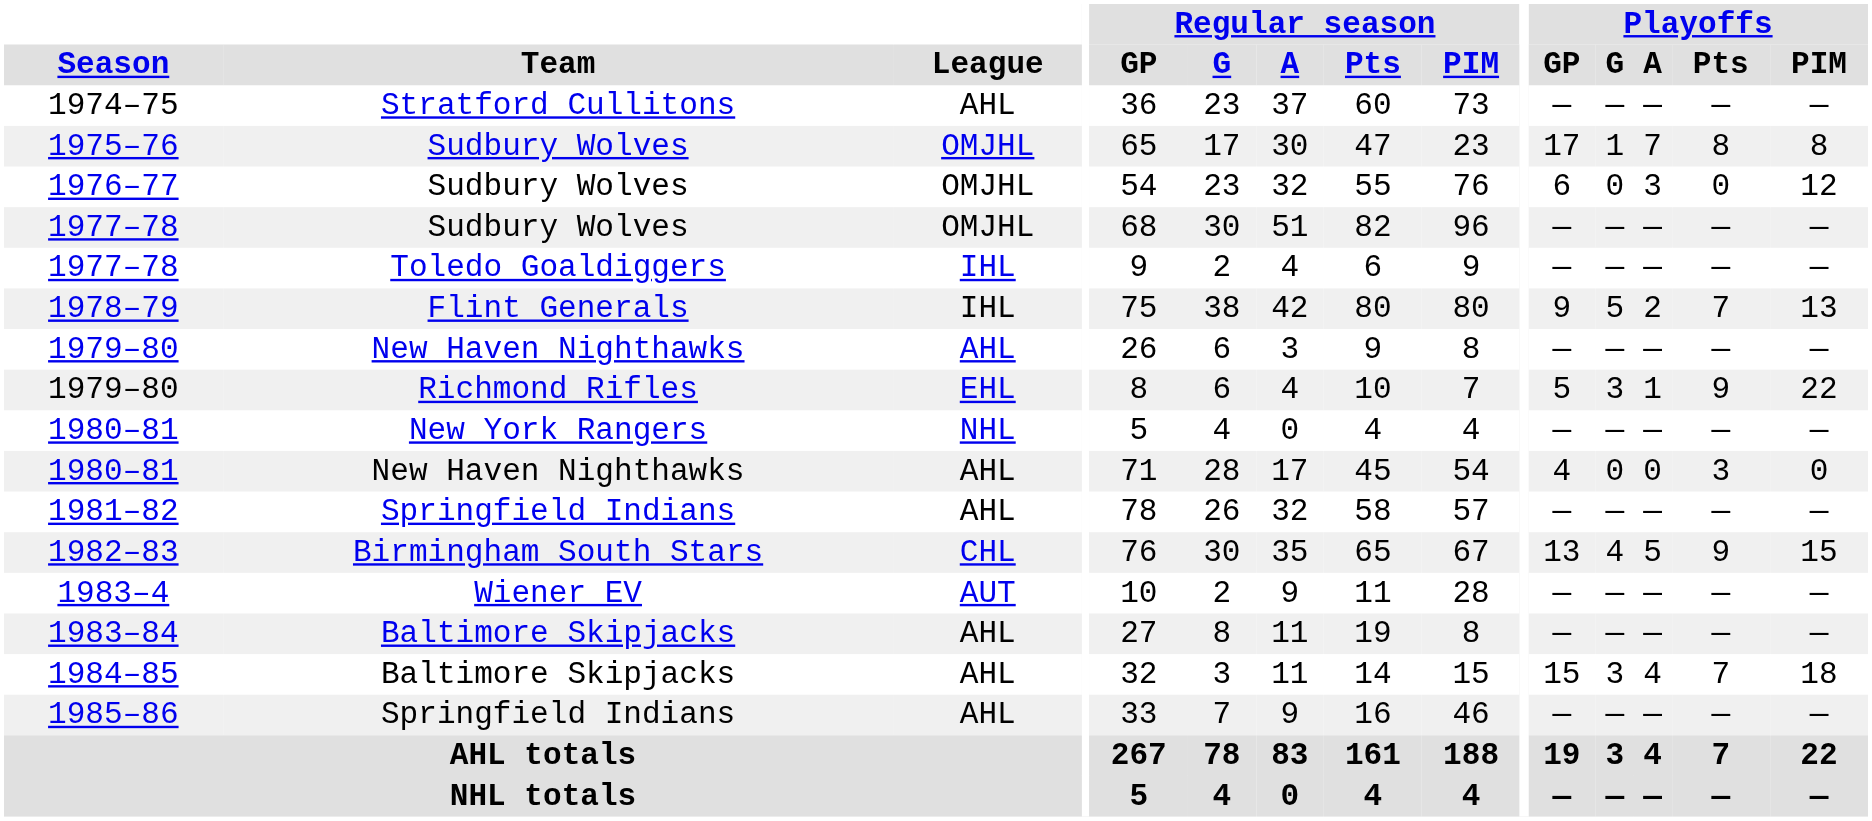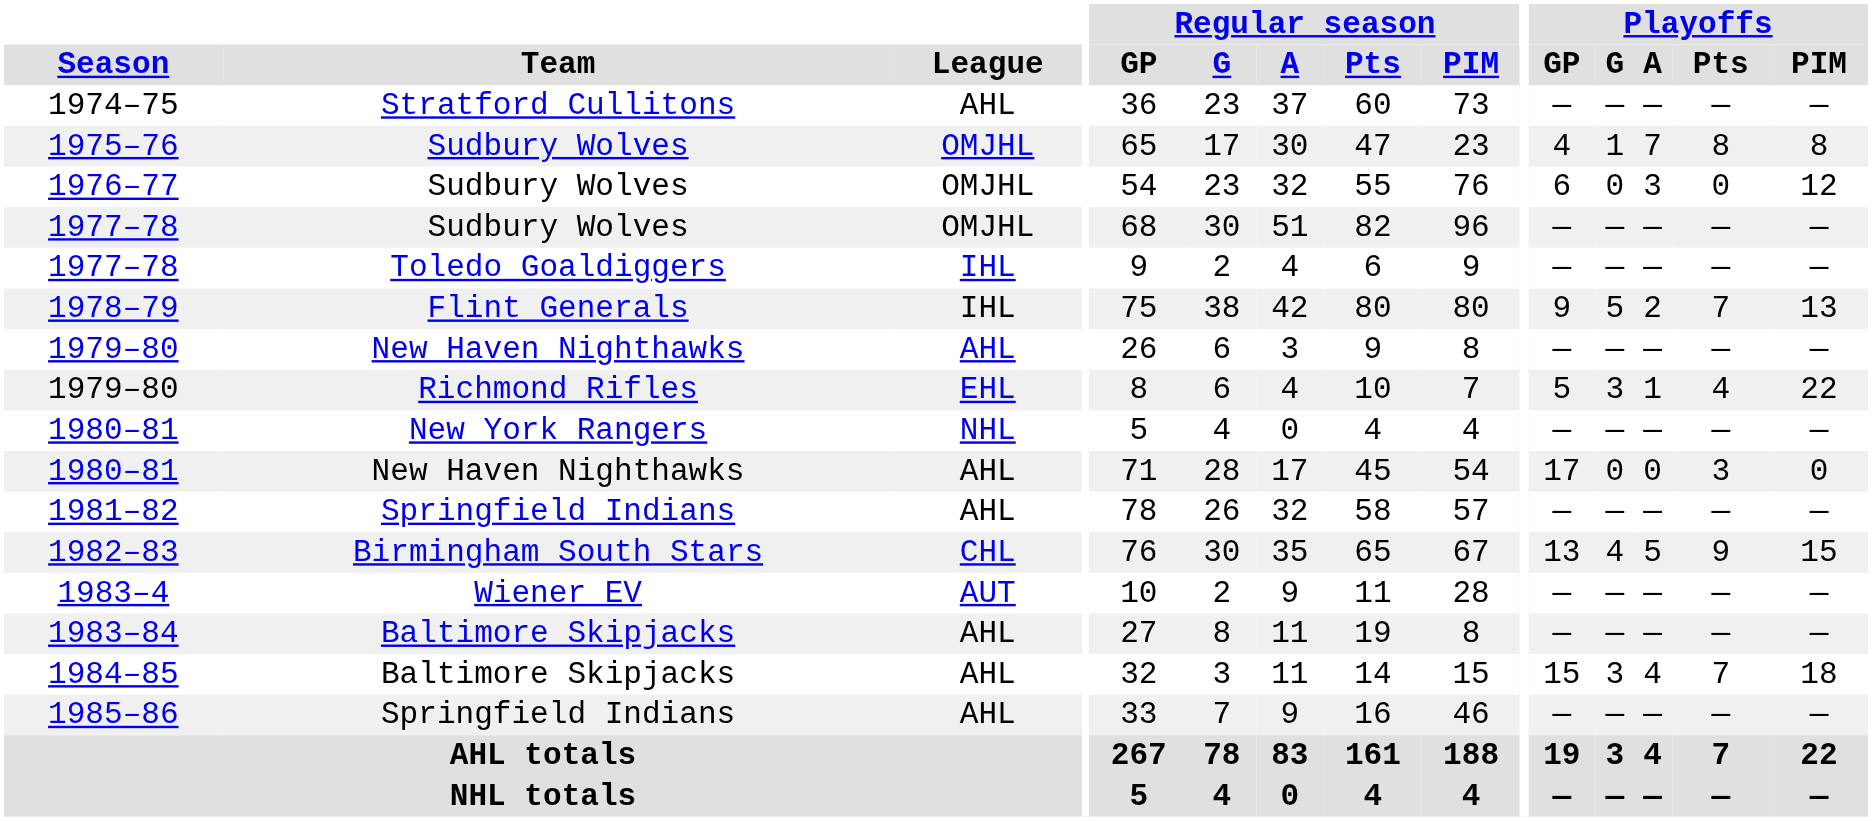(1562, 146) 17 -> (1562, 146) 4
(1721, 390) 9 -> (1721, 390) 4
(1562, 471) 4 -> (1562, 471) 17
